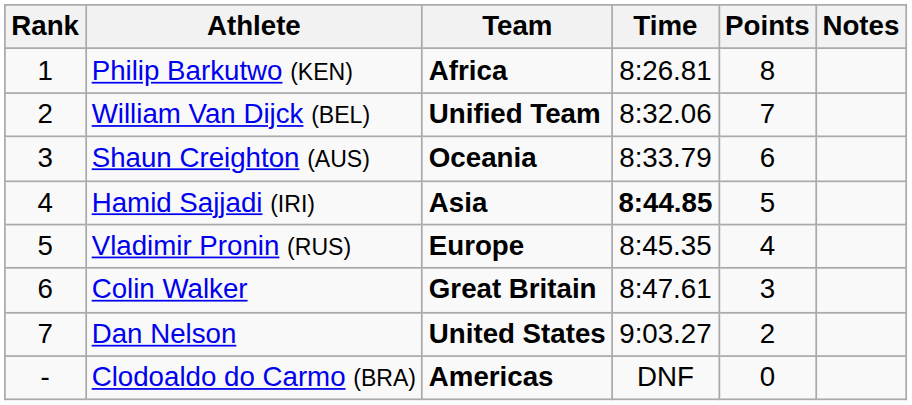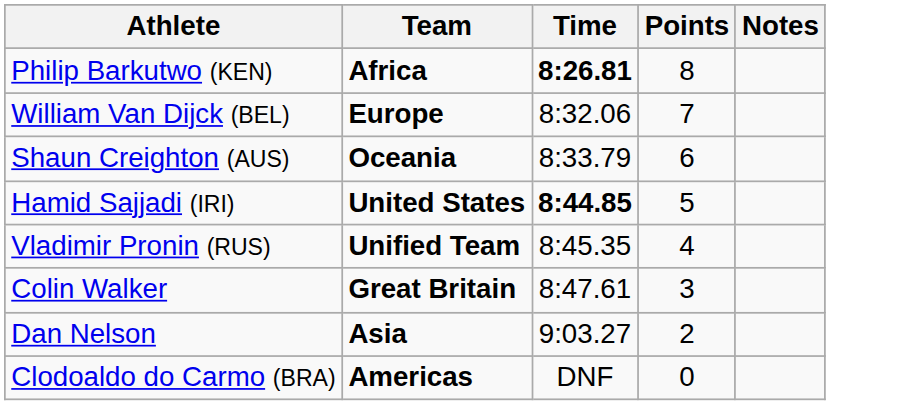- column: (45, 26)
(665, 70) normal -> (585, 70) bold
(515, 114) Unified Team -> (396, 114) Europe
(458, 202) Asia -> (437, 202) United States
(477, 245) Europe -> (434, 245) Unified Team
(517, 333) United States -> (378, 333) Asia
